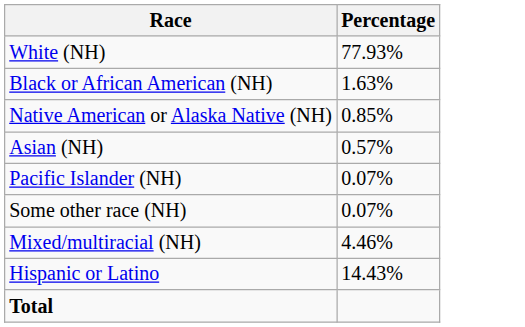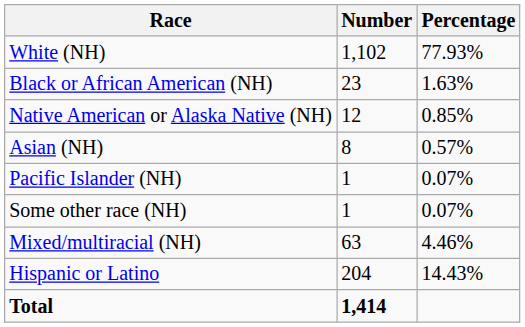+ column: (377, 20)
